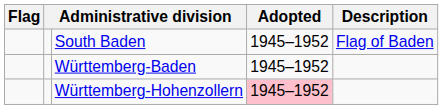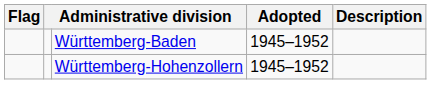- row: (100, 41)
(290, 91) pink background -> (290, 66) no background
